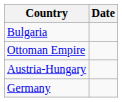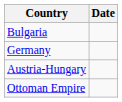rows swapped: (46, 50) <-> (29, 87)
